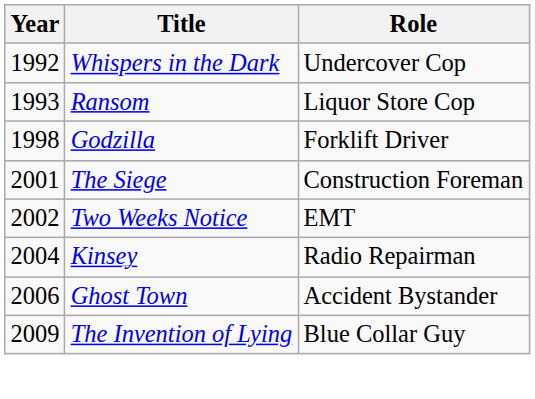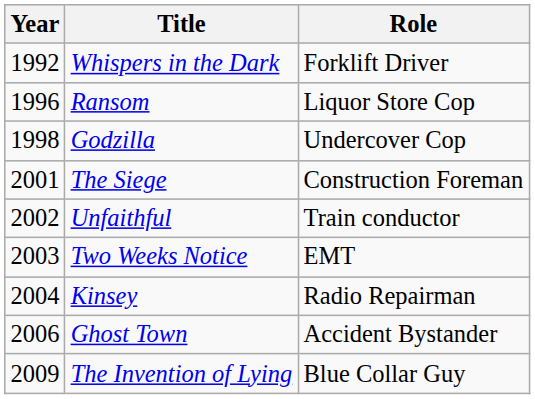(385, 62) Undercover Cop -> (376, 62) Forklift Driver
(35, 101) 1993 -> (35, 101) 1996
(376, 140) Forklift Driver -> (385, 140) Undercover Cop
+ row: (121, 218)
(35, 218) 2002 -> (35, 256) 2003
